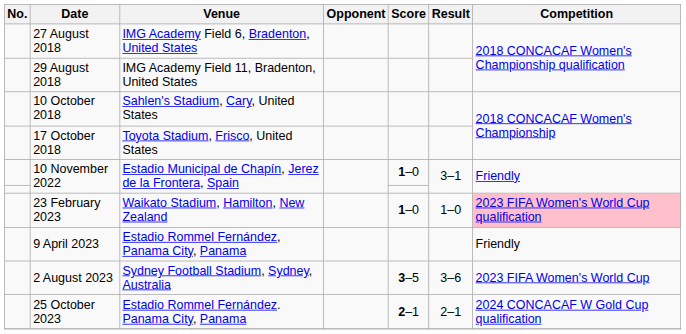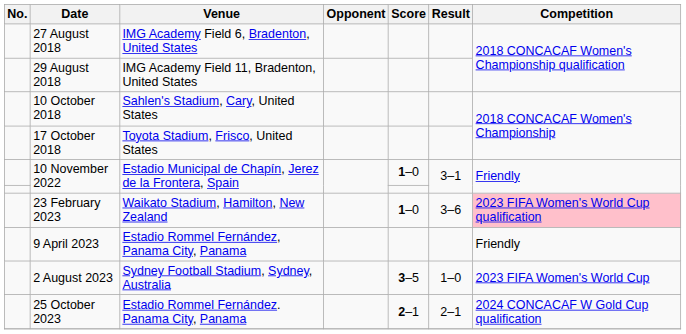(451, 210) 1–0 -> (451, 210) 3–6
(451, 278) 3–6 -> (451, 278) 1–0
